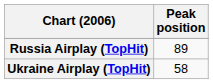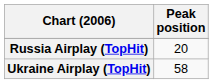(181, 48) 89 -> (181, 48) 20
